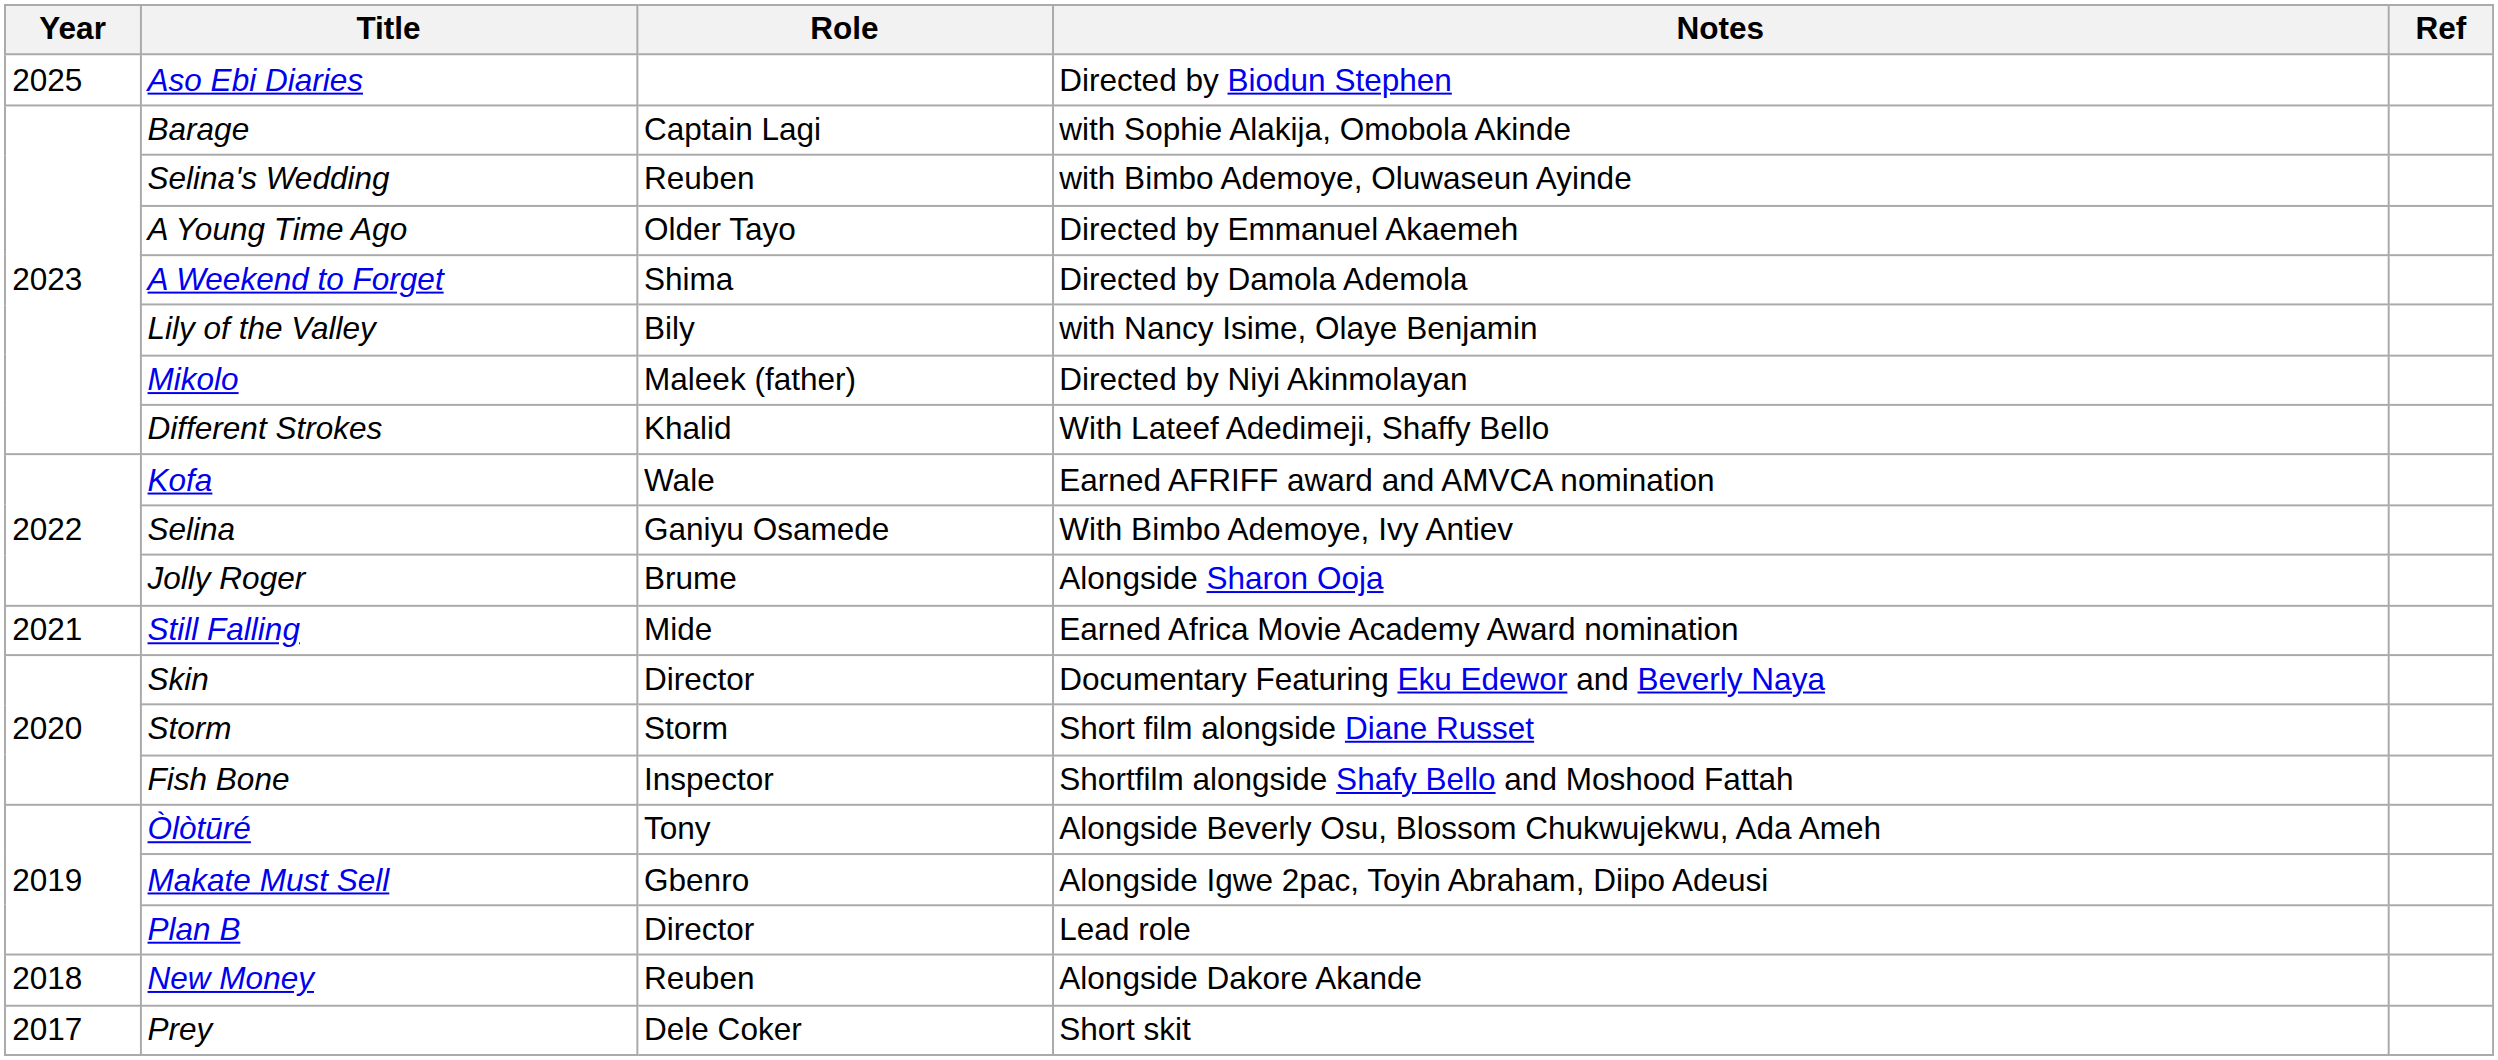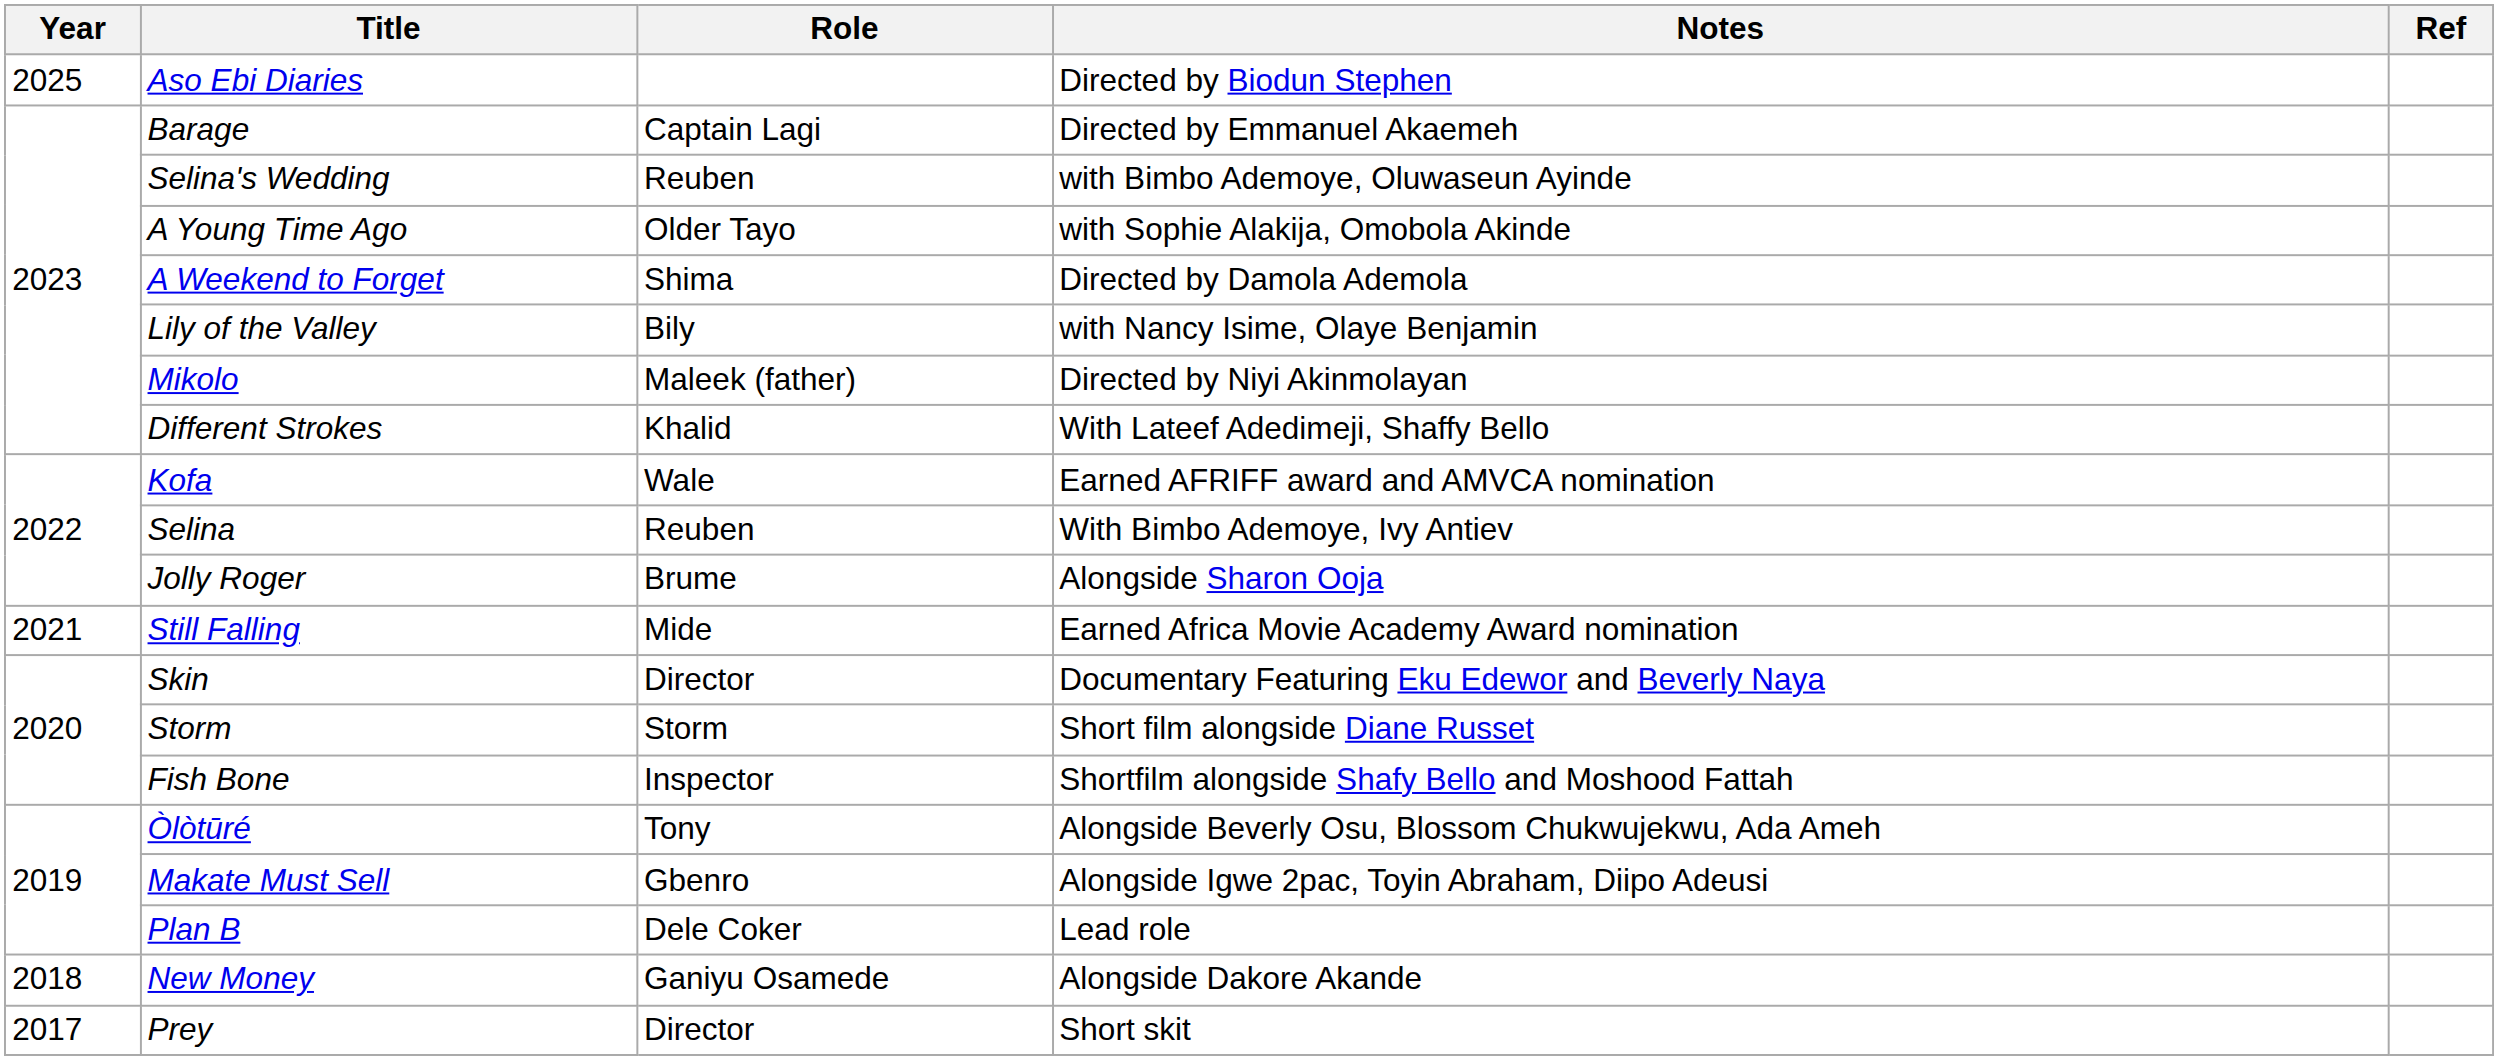(1315, 129) with Sophie Alakija, Omobola Akinde -> (1289, 129) Directed by Emmanuel Akaemeh
(1289, 229) Directed by Emmanuel Akaemeh -> (1315, 229) with Sophie Alakija, Omobola Akinde
(767, 529) Ganiyu Osamede -> (699, 529) Reuben
(699, 929) Director -> (723, 929) Dele Coker
(699, 979) Reuben -> (767, 979) Ganiyu Osamede
(723, 1029) Dele Coker -> (699, 1029) Director
